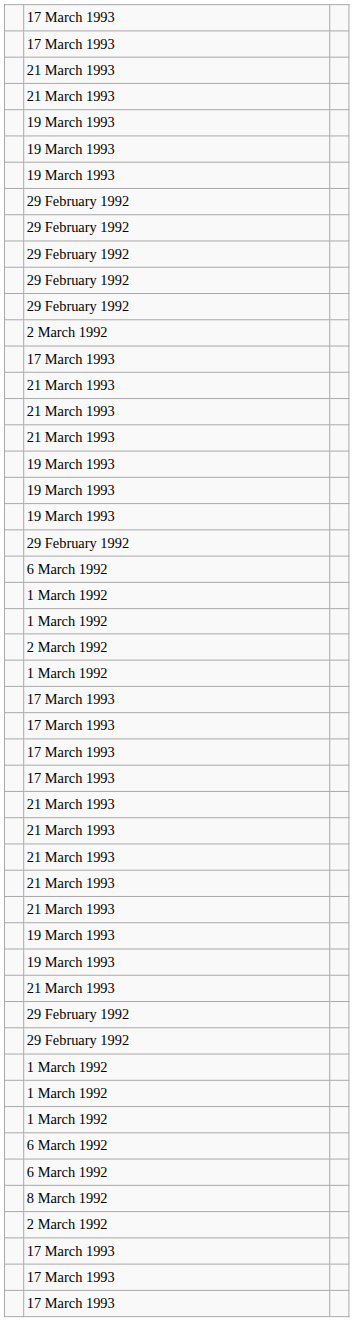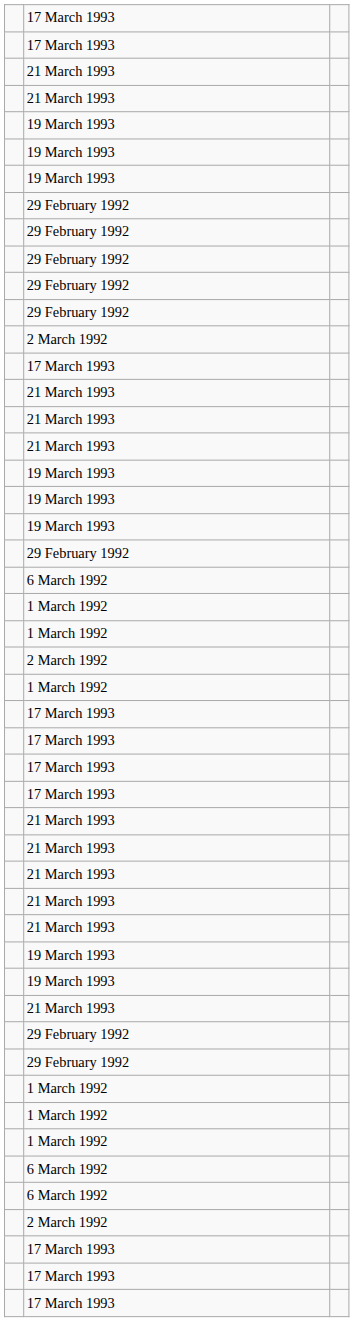- row: (14, 1198)
